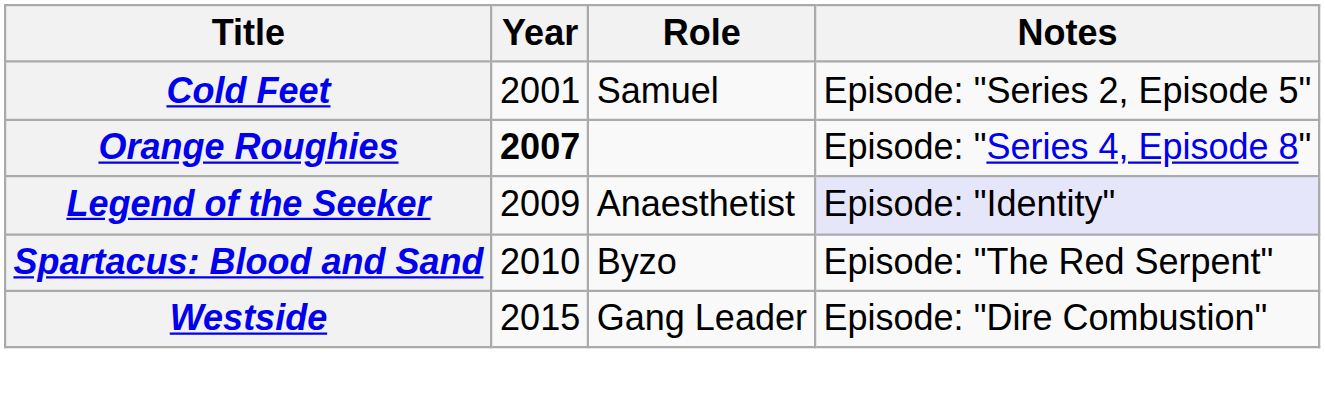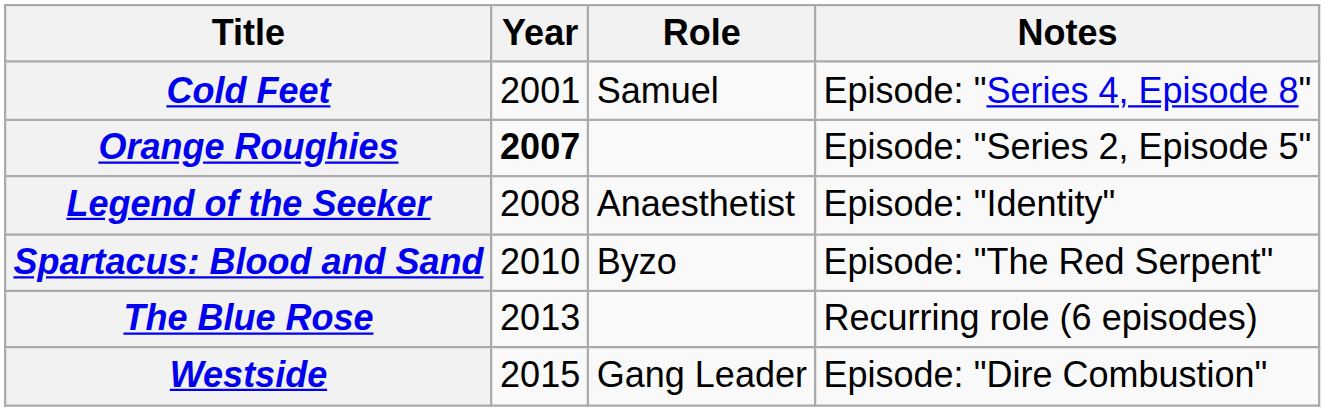(1067, 90) Episode: "Series 2, Episode 5" -> (1067, 90) Episode: "Series 4, Episode 8"
(1067, 147) Episode: "Series 4, Episode 8" -> (1067, 147) Episode: "Series 2, Episode 5"
(540, 204) 2009 -> (540, 204) 2008
(969, 204) lavender background -> (969, 204) no background
+ row: (248, 318)
